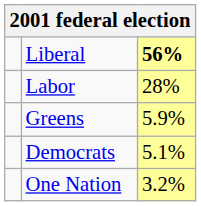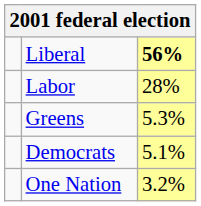(163, 119) 5.9% -> (163, 119) 5.3%
